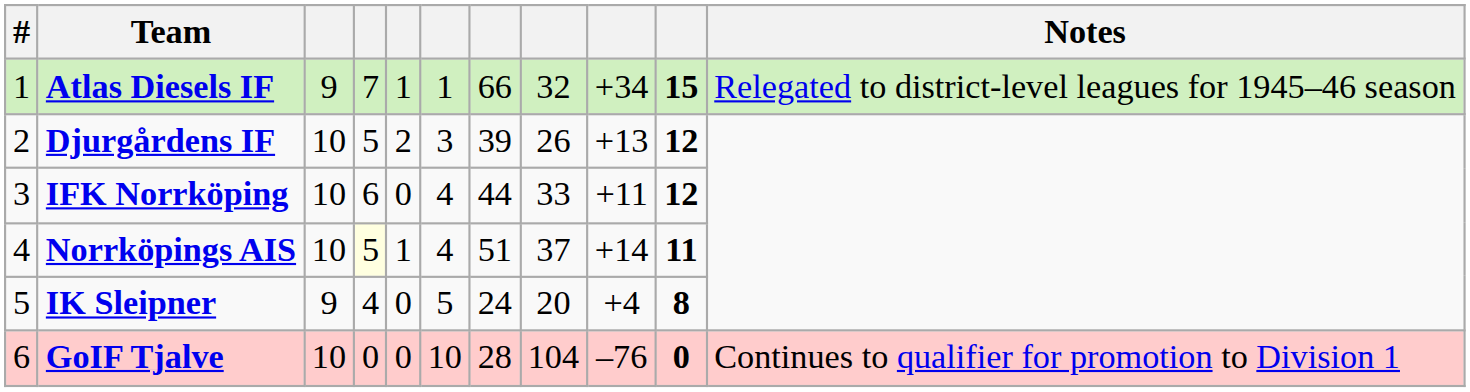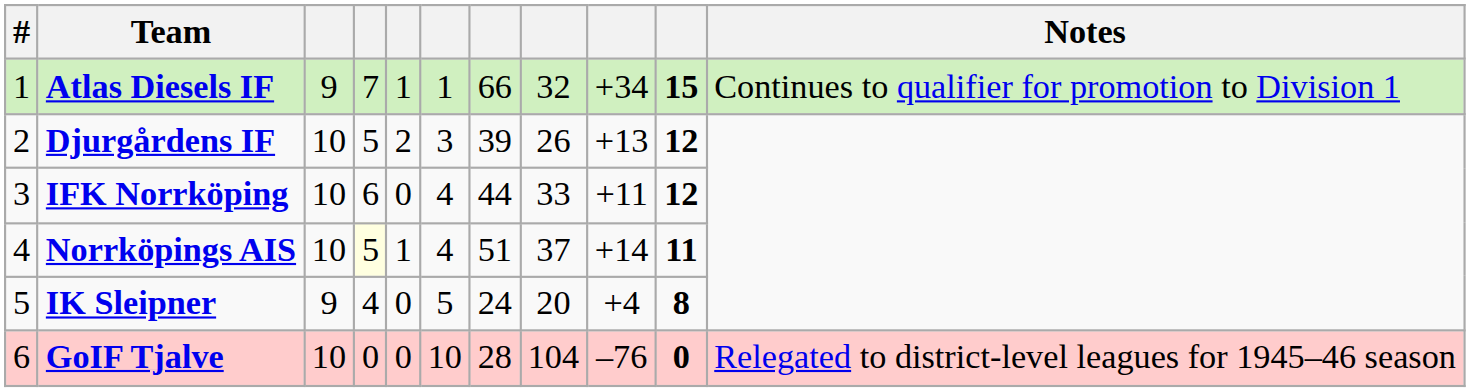(1085, 85) Relegated to district-level leagues for 1945–46 season -> (1057, 85) Continues to qualifier for promotion to Division 1
(1057, 357) Continues to qualifier for promotion to Division 1 -> (1085, 357) Relegated to district-level leagues for 1945–46 season
